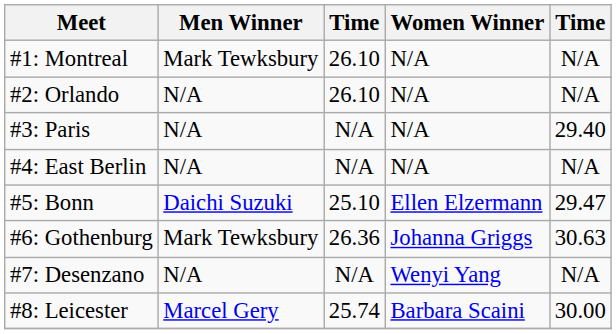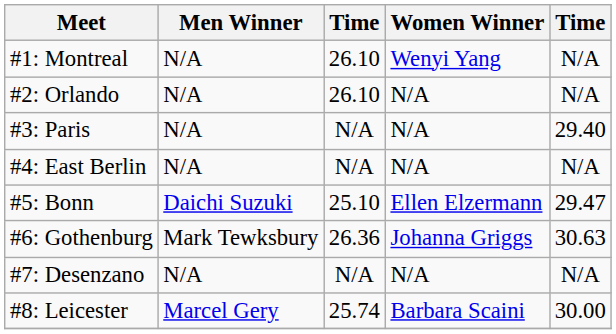(241, 58) Mark Tewksbury -> (183, 58) N/A
(410, 58) N/A -> (446, 58) Wenyi Yang
(446, 274) Wenyi Yang -> (410, 274) N/A
